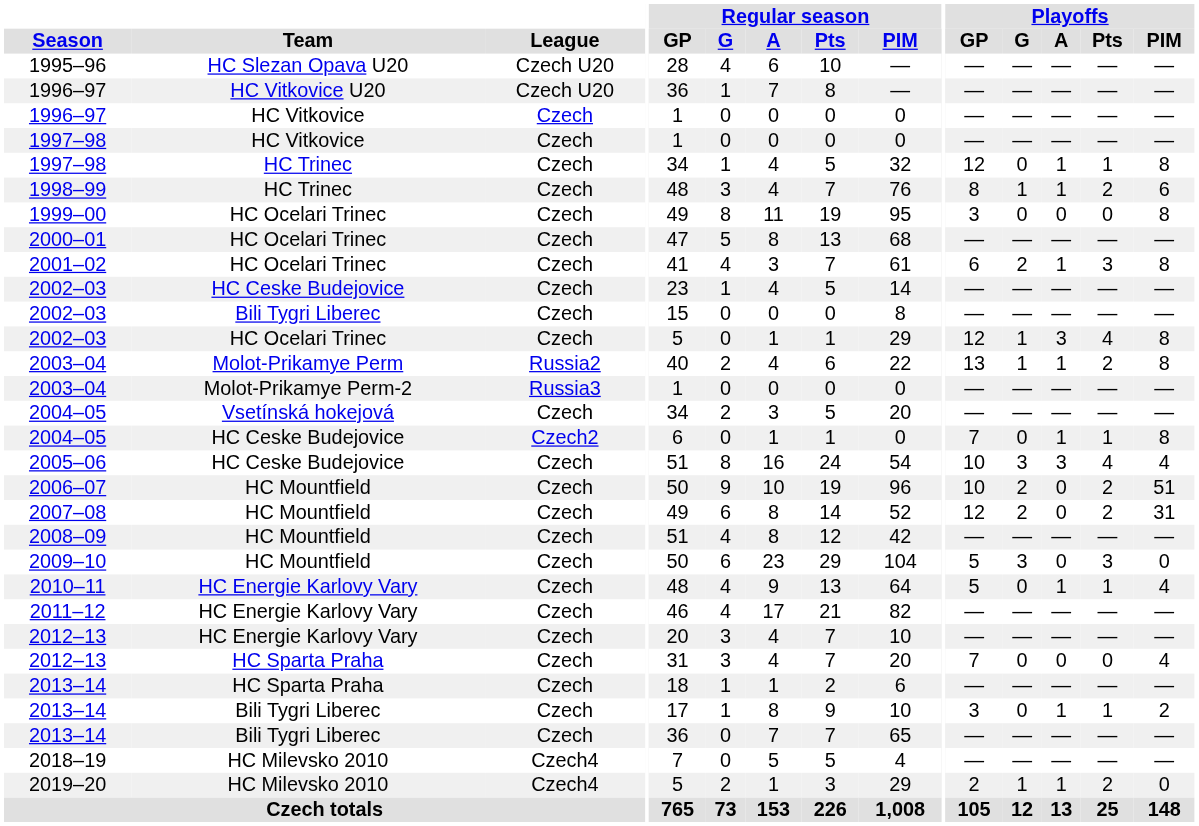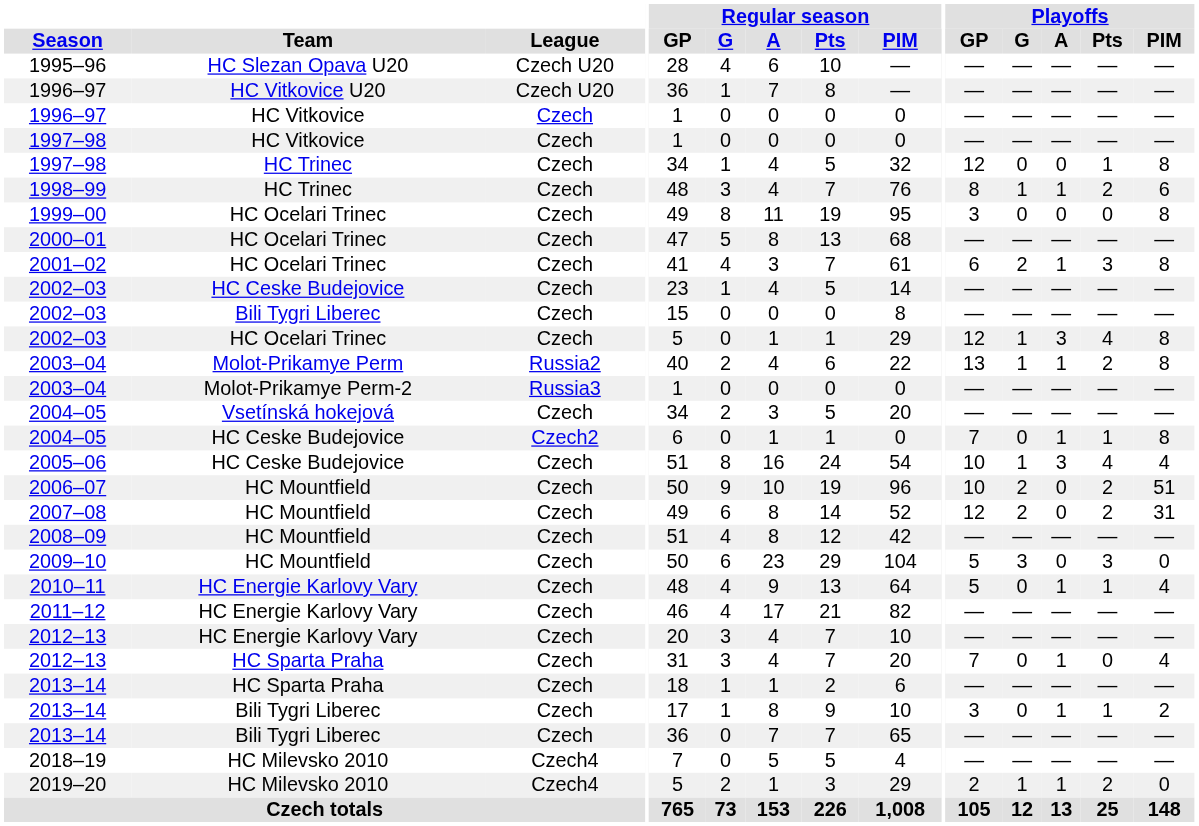(1061, 165) 1 -> (1061, 165) 0
(1022, 462) 3 -> (1022, 462) 1
(1061, 661) 0 -> (1061, 661) 1
